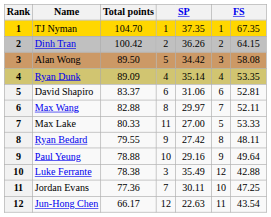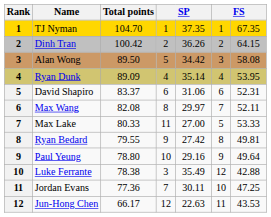(248, 76) 53.35 -> (248, 76) 53.95
(248, 92) 52.81 -> (248, 92) 52.31
(128, 108) 82.88 -> (128, 108) 82.08
(248, 140) 48.11 -> (248, 140) 49.81
(128, 156) 78.88 -> (128, 156) 78.80
(248, 204) 43.54 -> (248, 204) 43.53
